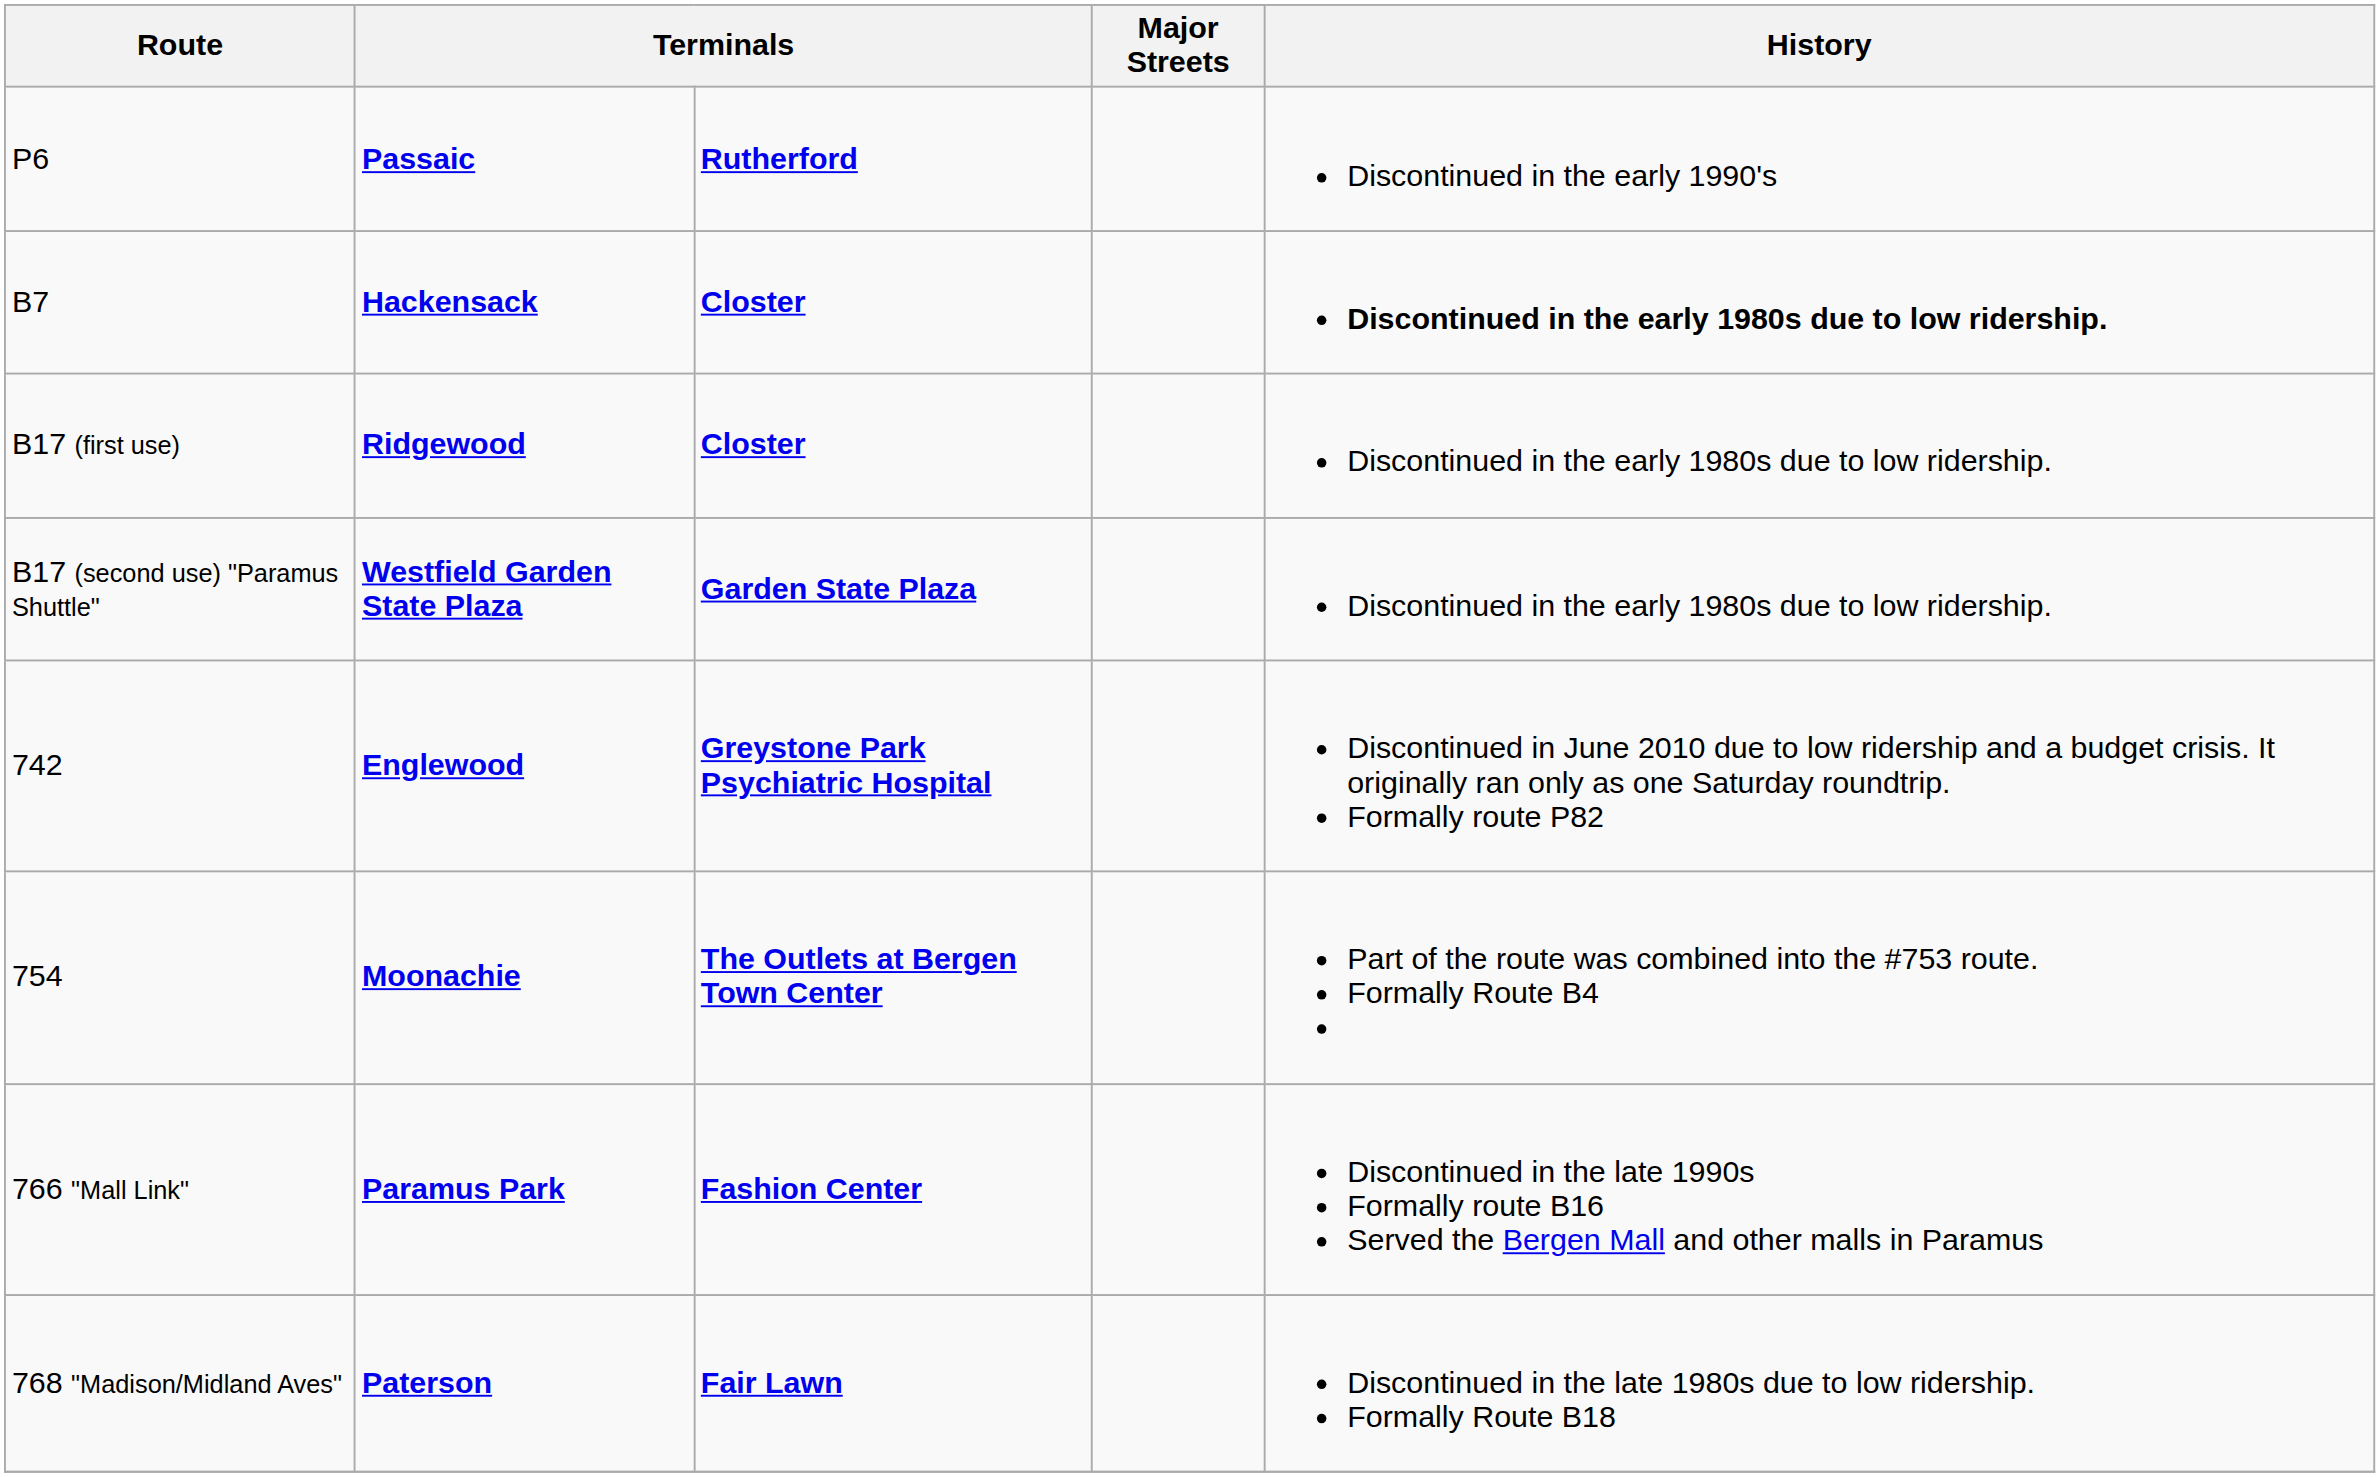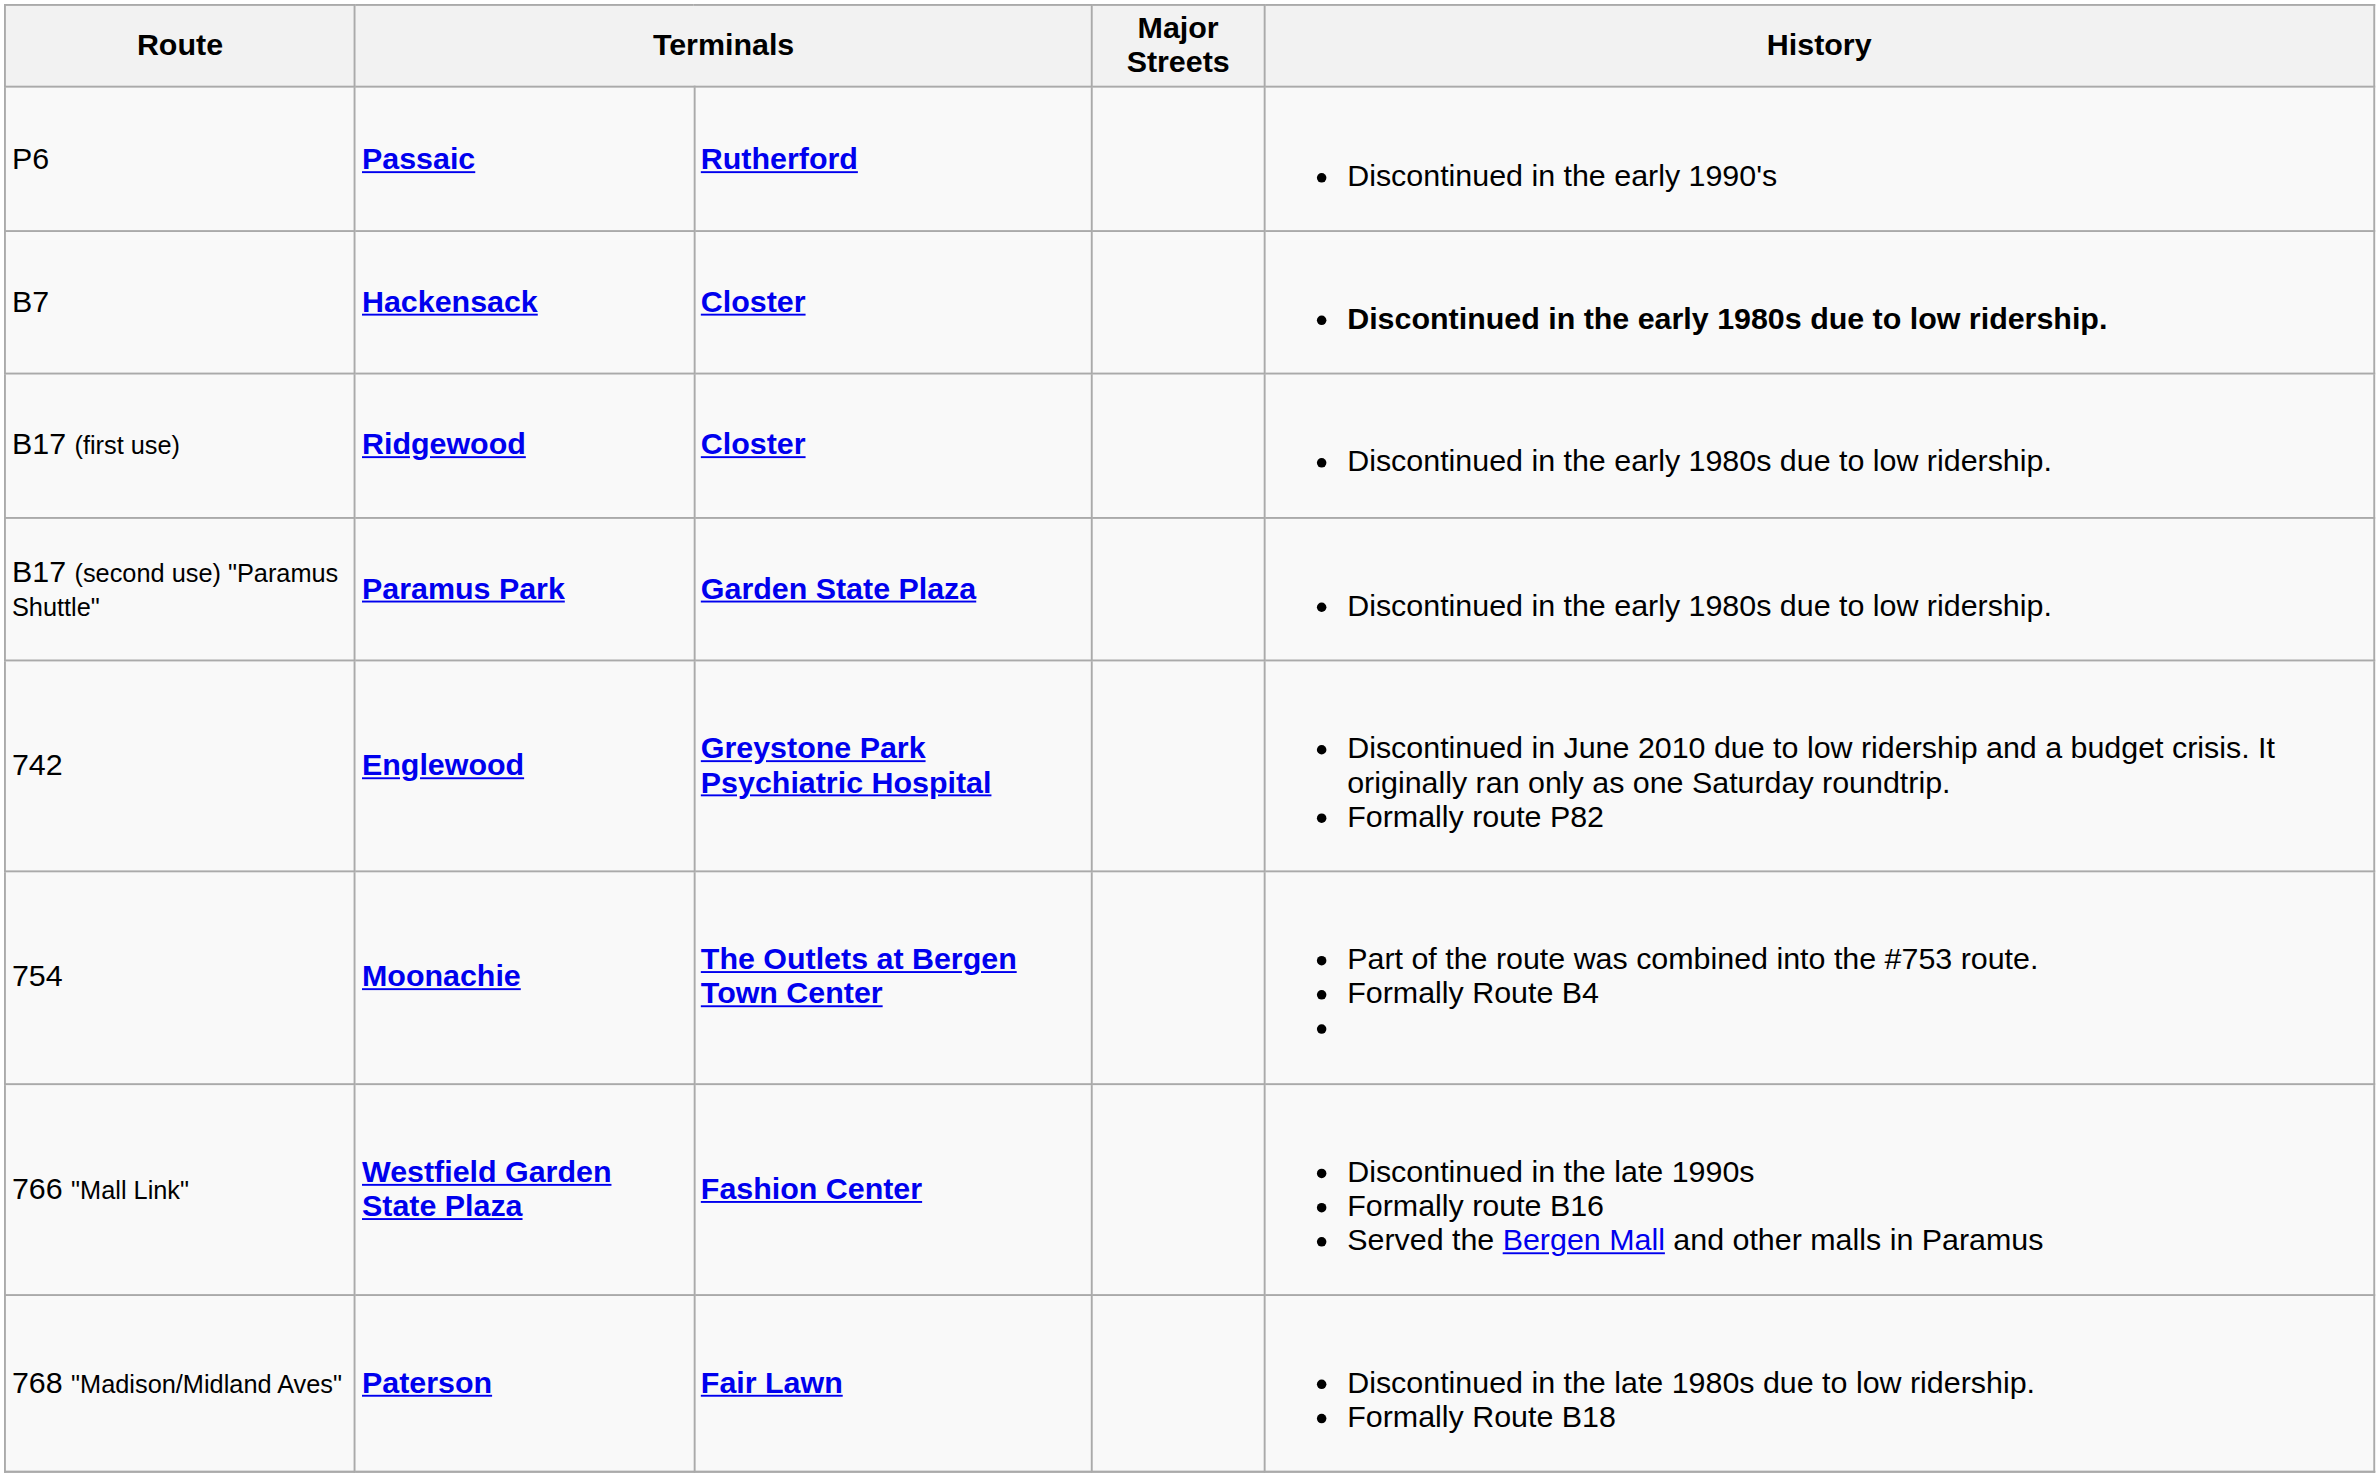(487, 588) Westfield Garden State Plaza -> (463, 588) Paramus Park
(463, 1188) Paramus Park -> (487, 1188) Westfield Garden State Plaza
